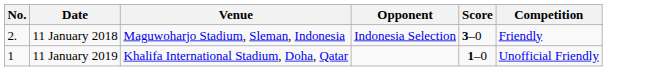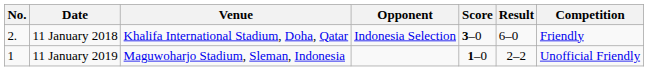+ column: (516, 14)
(234, 35) Maguwoharjo Stadium, Sleman, Indonesia -> (236, 35) Khalifa International Stadium, Doha, Qatar
(236, 55) Khalifa International Stadium, Doha, Qatar -> (234, 55) Maguwoharjo Stadium, Sleman, Indonesia
